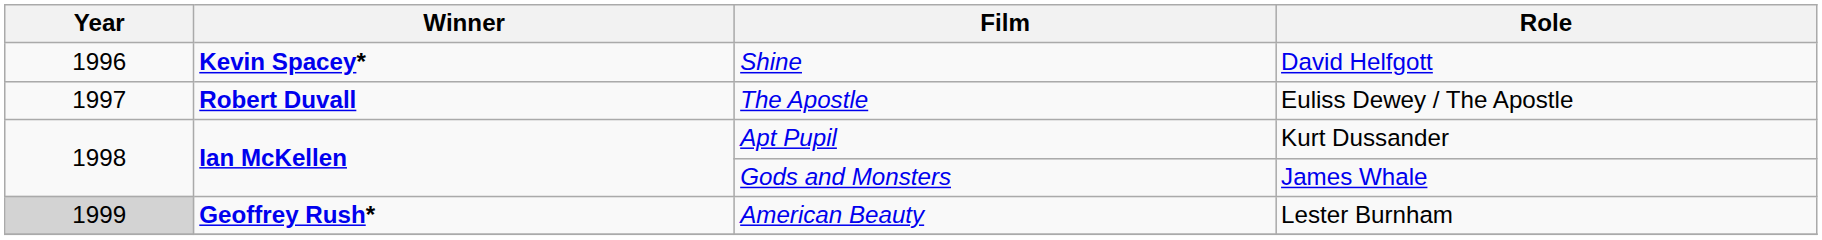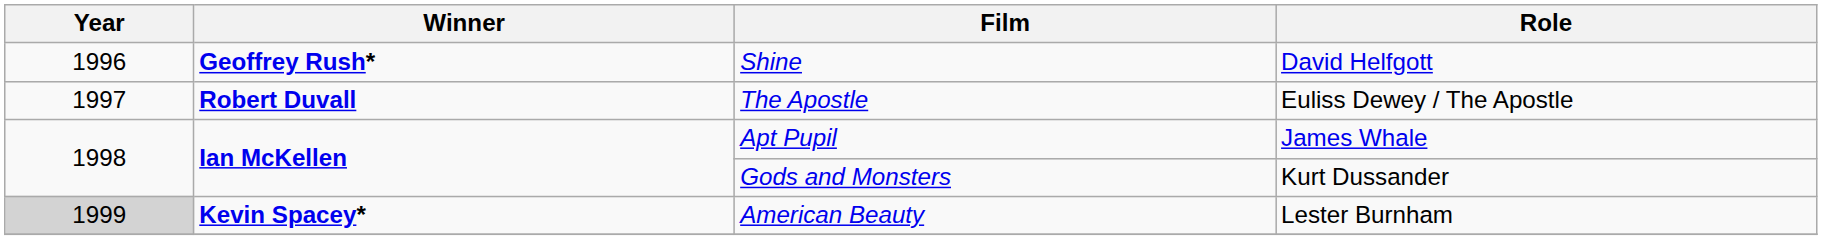(283, 61) Kevin Spacey* -> (287, 61) Geoffrey Rush*
(1365, 138) Kurt Dussander -> (1354, 138) James Whale
(1354, 176) James Whale -> (1365, 176) Kurt Dussander
(287, 215) Geoffrey Rush* -> (283, 215) Kevin Spacey*
